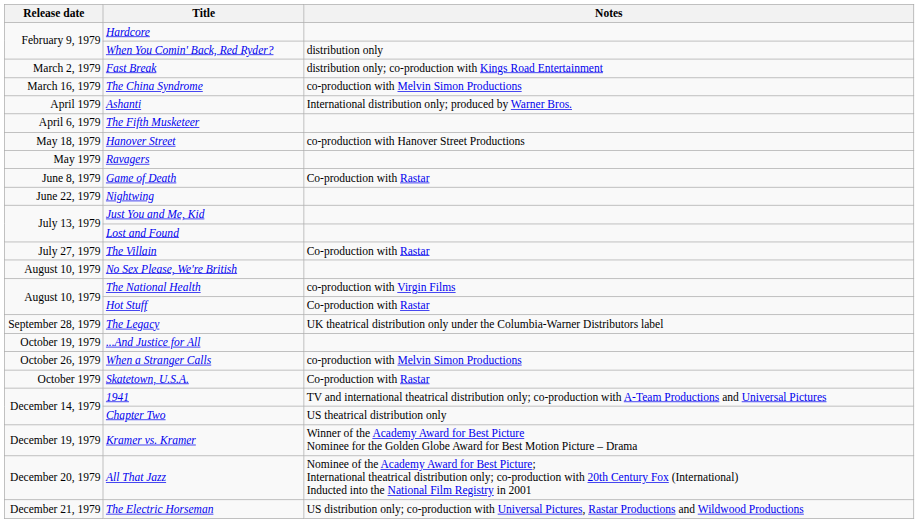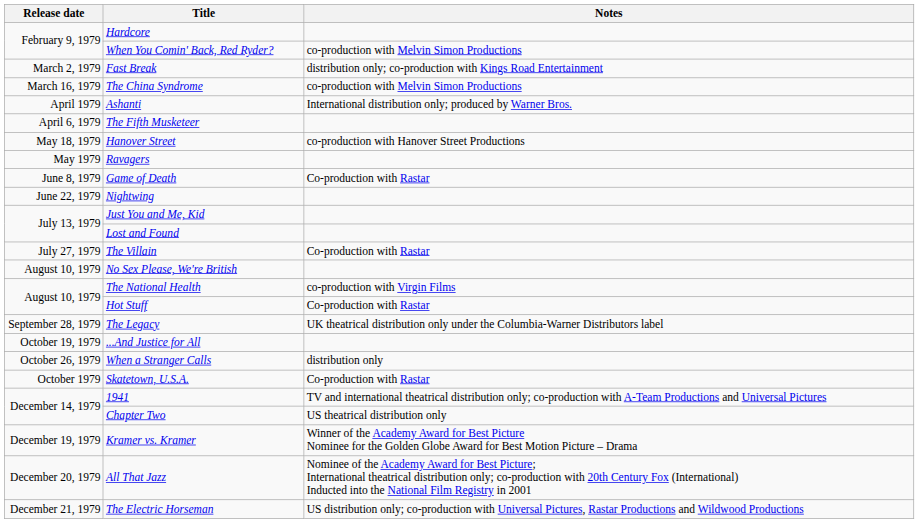(345, 50) distribution only -> (414, 50) co-production with Melvin Simon Productions
(414, 360) co-production with Melvin Simon Productions -> (345, 360) distribution only
